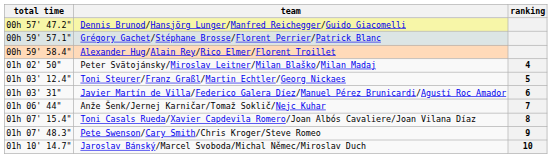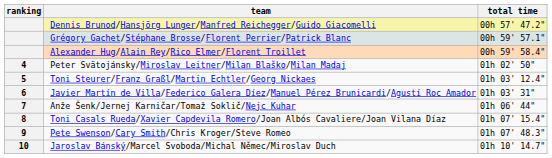columns swapped: (528, 11) <-> (39, 11)
